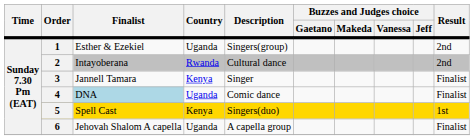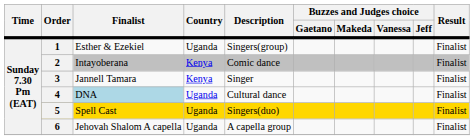(444, 46) 2nd -> (452, 46) Finalist
(203, 62) Rwanda -> (199, 62) Kenya
(257, 62) Cultural dance -> (254, 62) Comic dance
(444, 62) 2nd -> (452, 62) Finalist
(254, 94) Comic dance -> (257, 94) Cultural dance
(199, 110) Kenya -> (202, 110) Uganda
(442, 110) 1st -> (452, 110) Finalist
